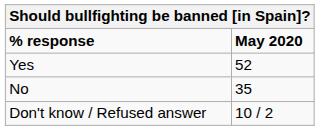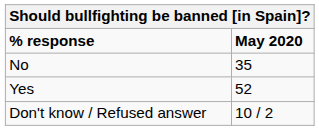rows swapped: (22, 64) <-> (19, 89)
